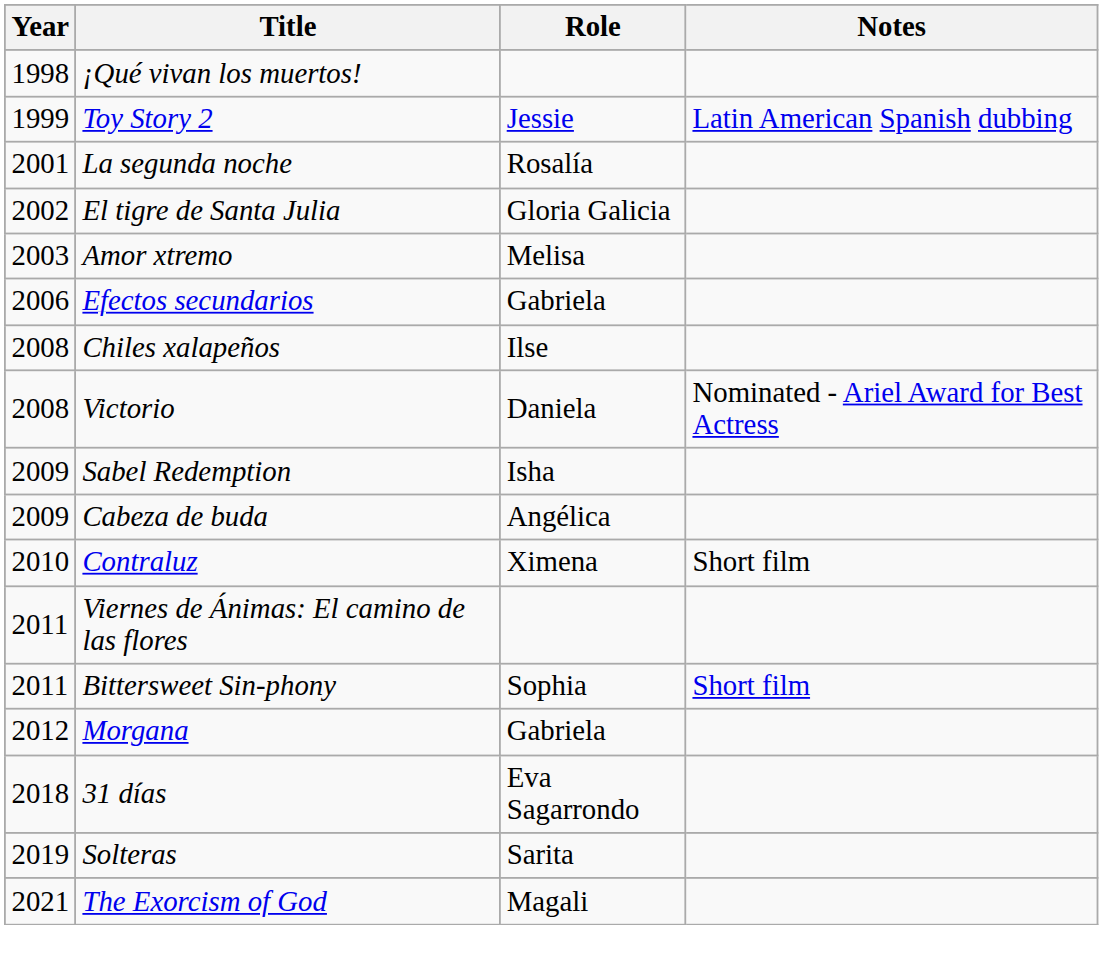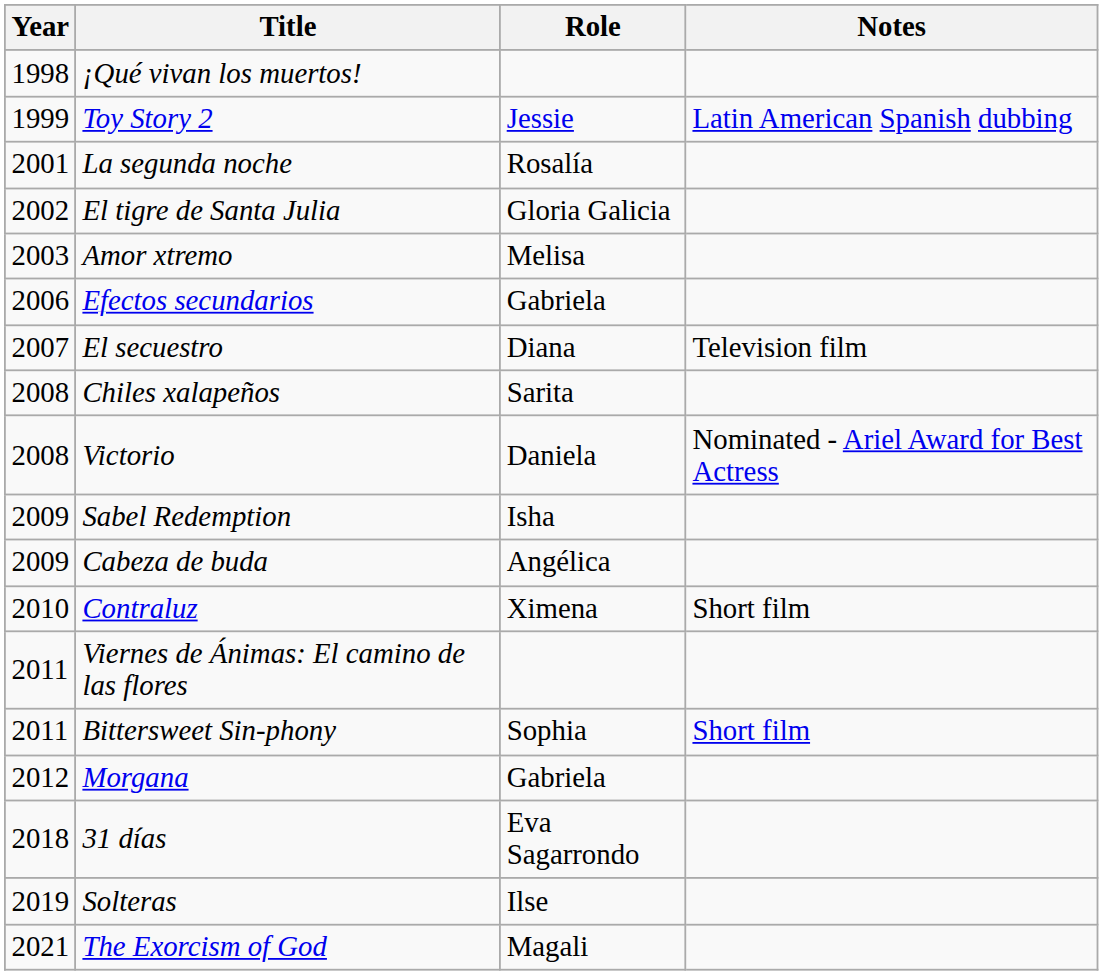+ row: (153, 347)
(528, 347) Ilse -> (540, 392) Sarita
(540, 855) Sarita -> (528, 901) Ilse
